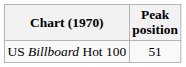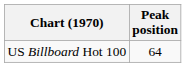(155, 51) 51 -> (155, 51) 64
